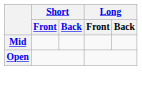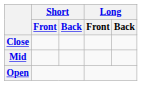+ row: (18, 42)
